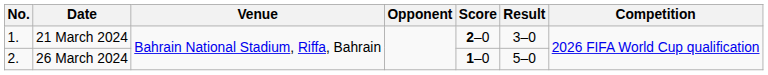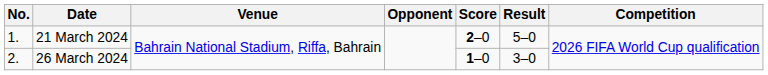(524, 37) 3–0 -> (524, 37) 5–0
(524, 59) 5–0 -> (524, 59) 3–0
